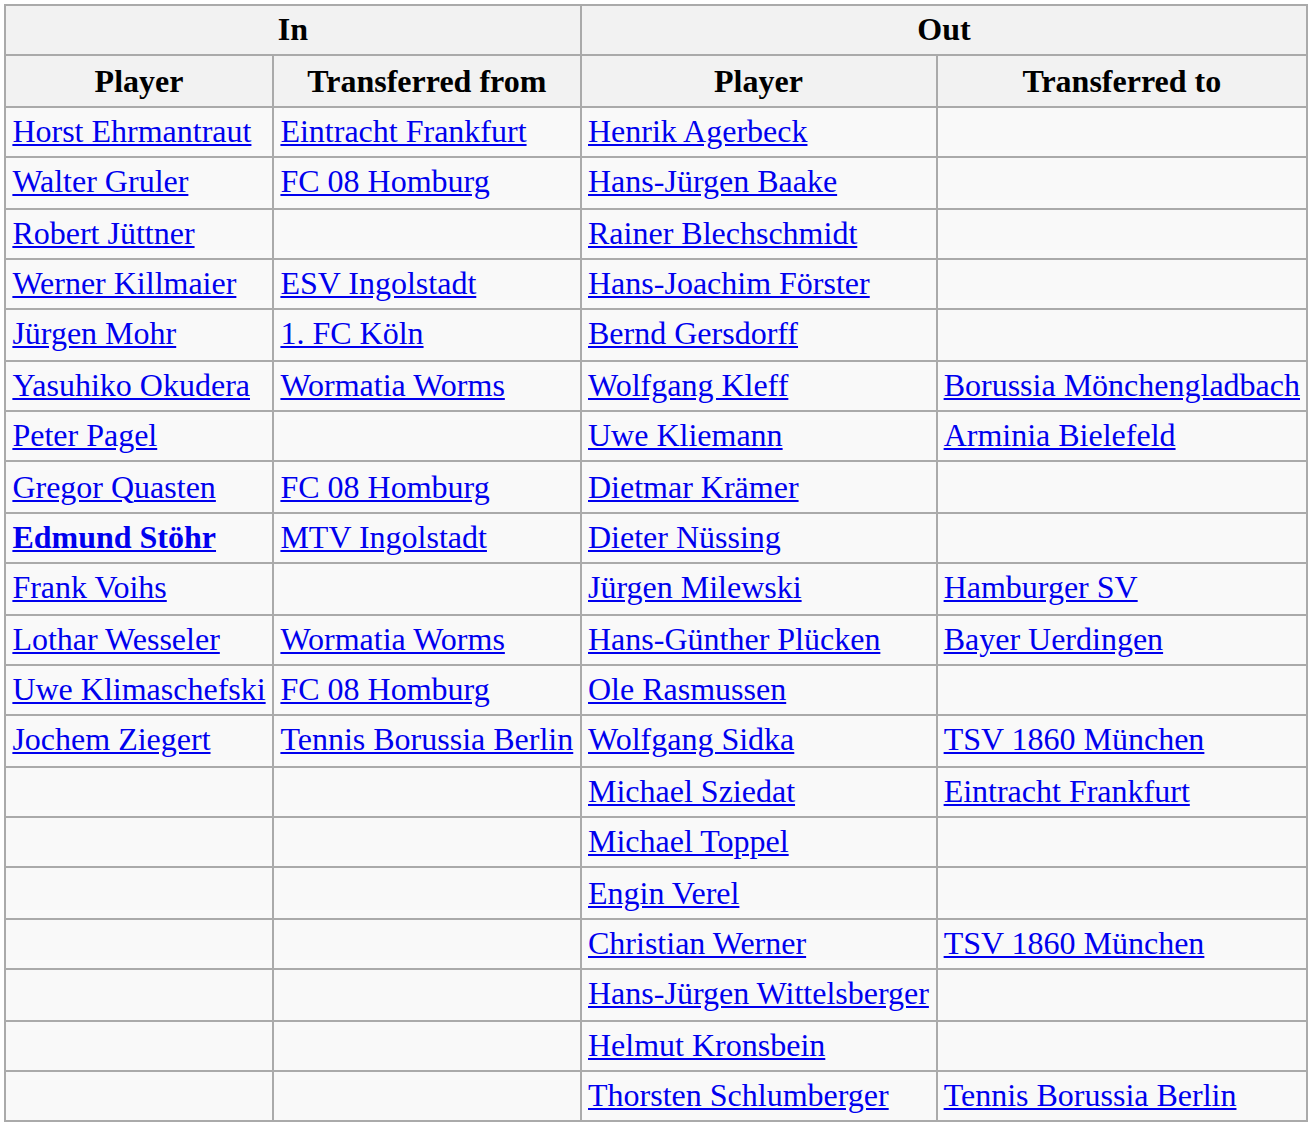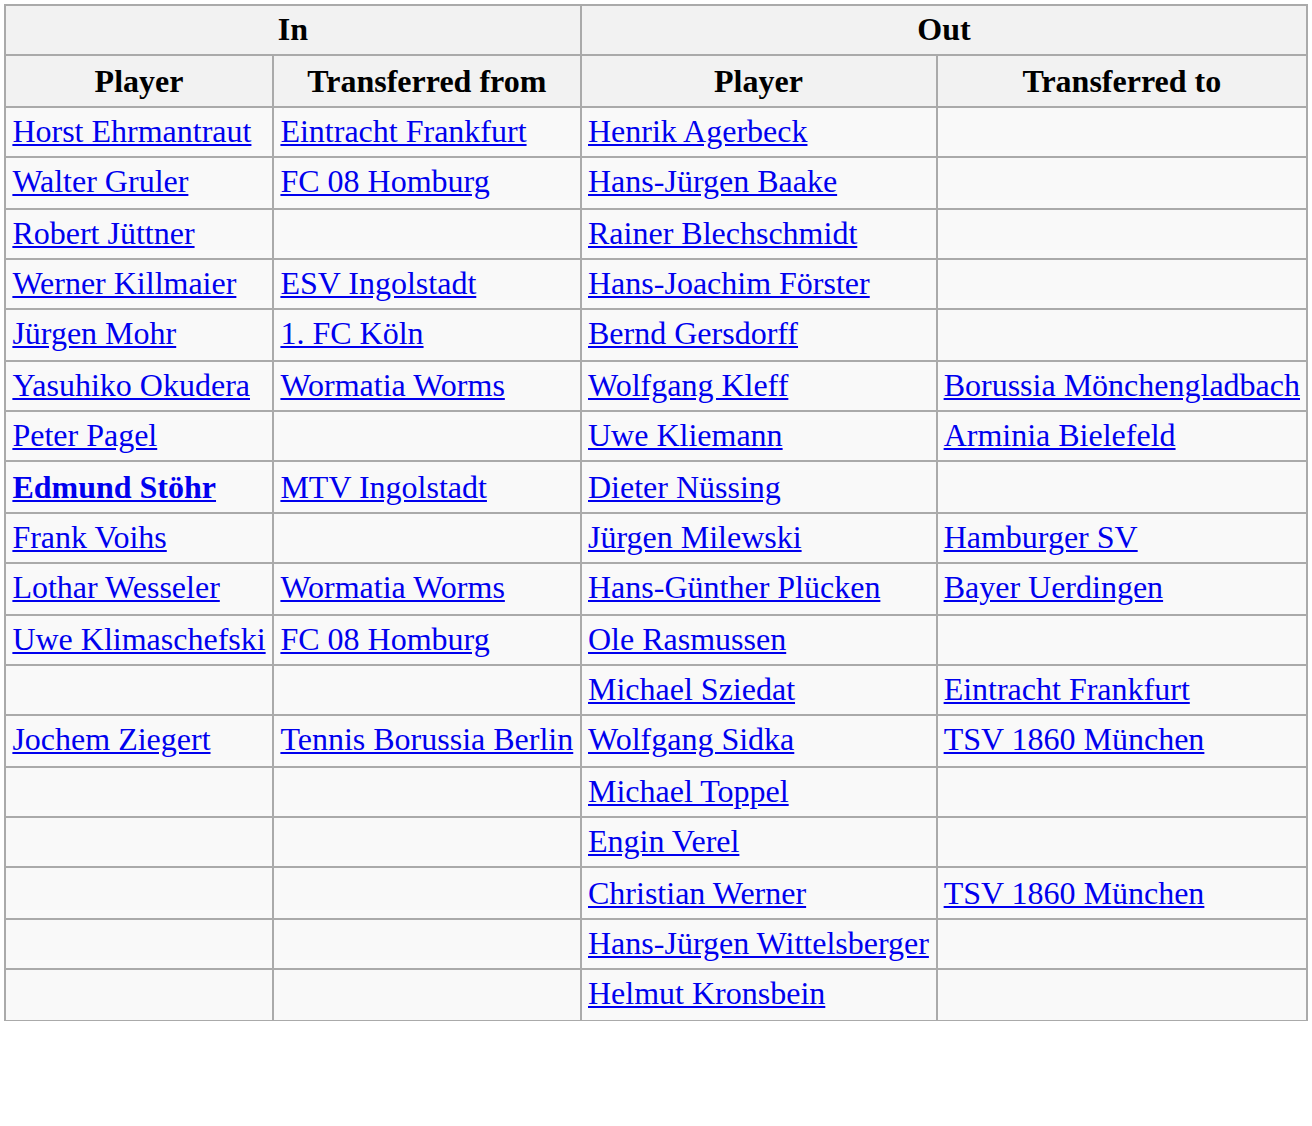- row: (693, 486)
rows swapped: (691, 740) <-> (692, 791)
- row: (738, 1095)
